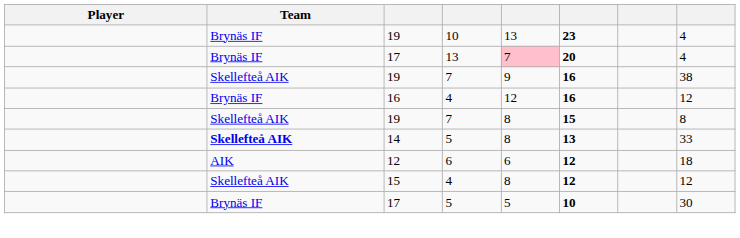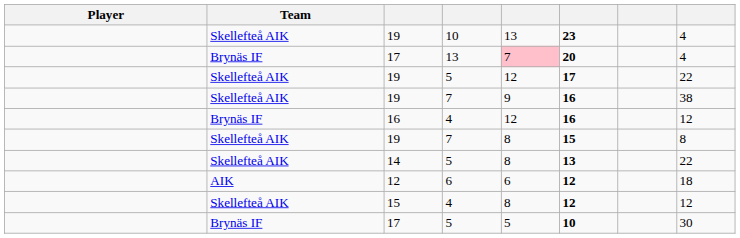(236, 35) Brynäs IF -> (249, 35) Skellefteå AIK
+ row: (393, 77)
(251, 139) bold -> (249, 160) normal
(686, 139) 33 -> (686, 160) 22
